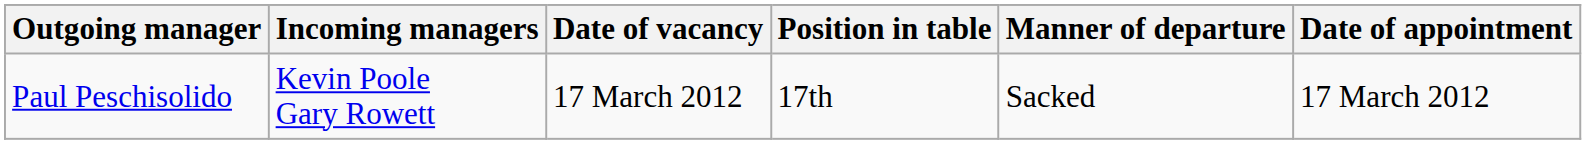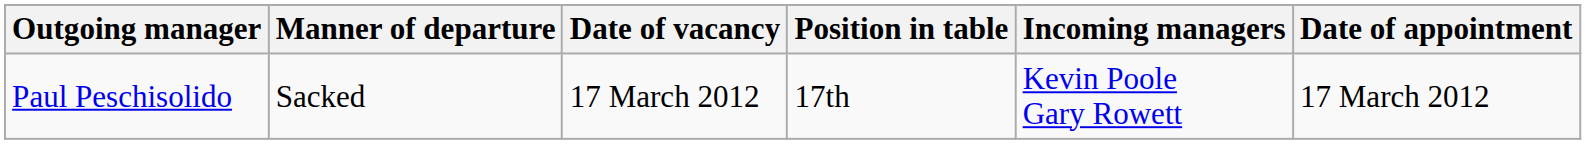columns swapped: (1146, 29) <-> (407, 29)
